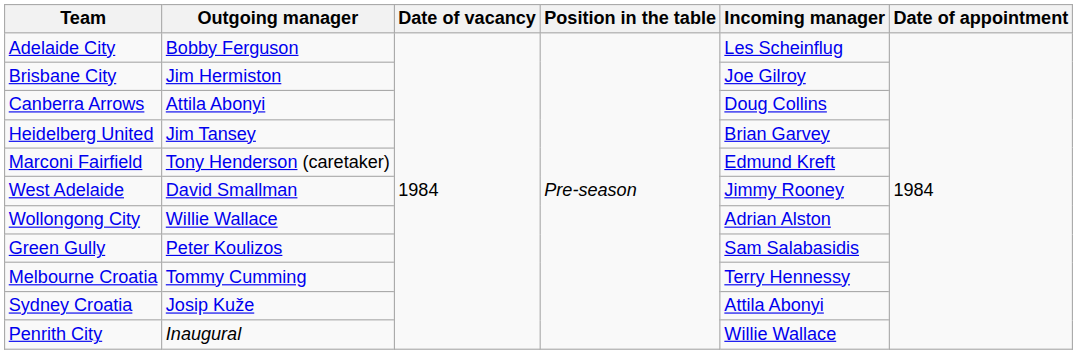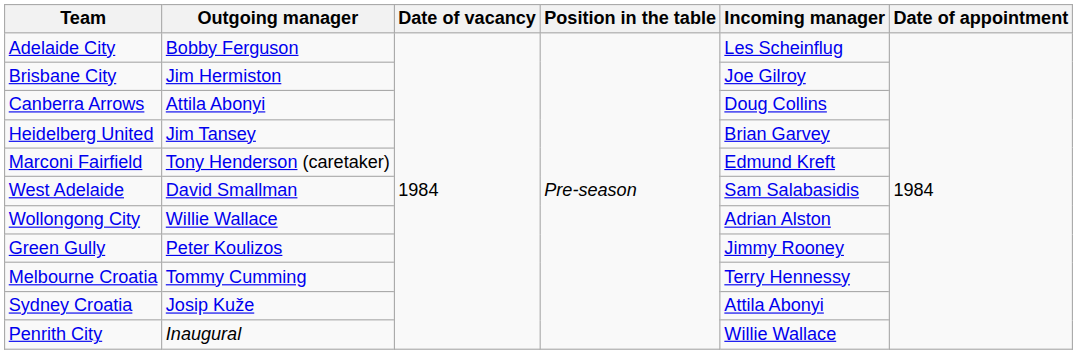(784, 190) Jimmy Rooney -> (792, 190) Sam Salabasidis
(792, 248) Sam Salabasidis -> (784, 248) Jimmy Rooney
